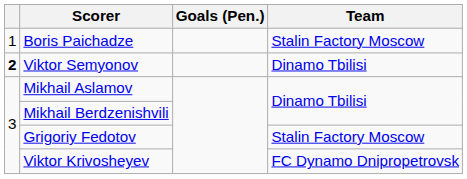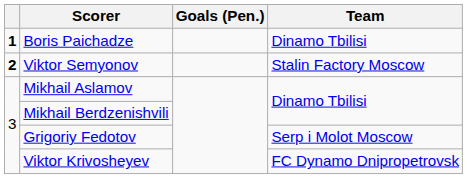(12, 40) normal -> (12, 40) bold
(348, 40) Stalin Factory Moscow -> (319, 40) Dinamo Tbilisi
(319, 64) Dinamo Tbilisi -> (348, 64) Stalin Factory Moscow
(348, 137) Stalin Factory Moscow -> (342, 137) Serp i Molot Moscow
